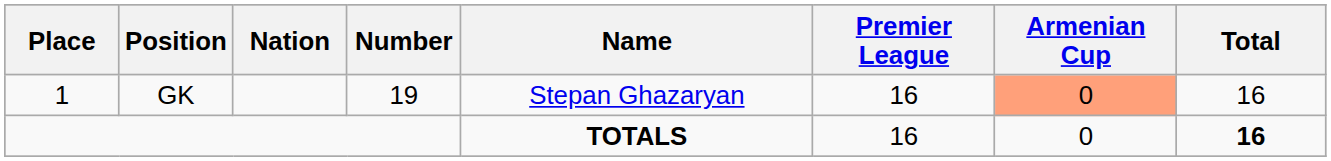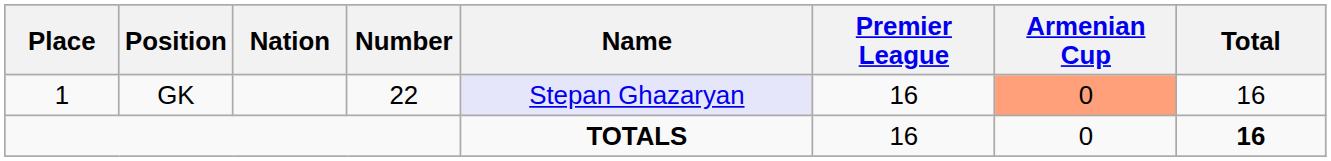(404, 95) 19 -> (404, 95) 22
(637, 95) no background -> (637, 95) lavender background
